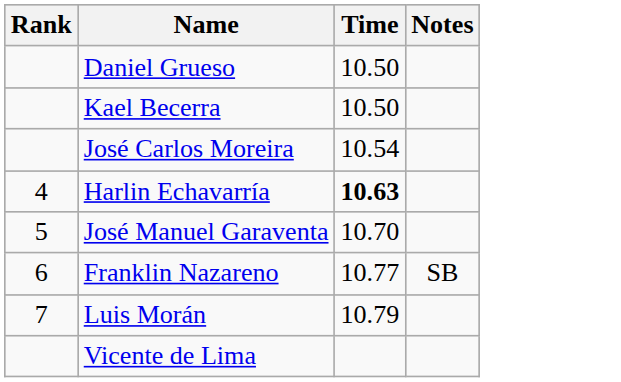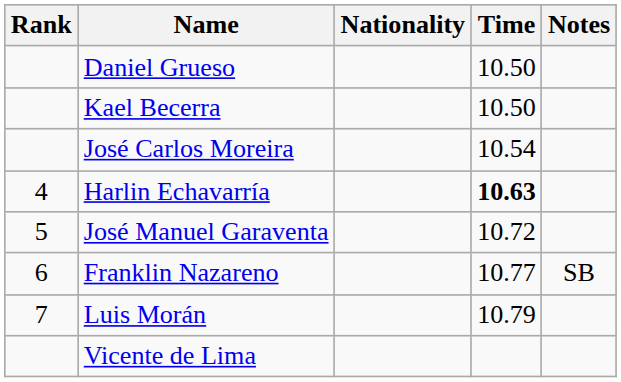+ column: (403, 25)
(370, 231) 10.70 -> (507, 231) 10.72
